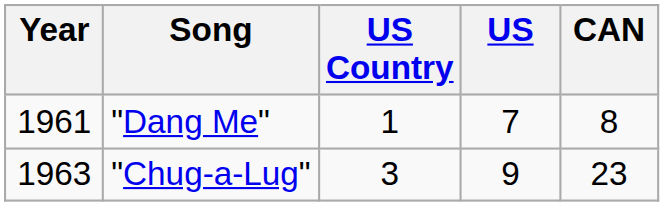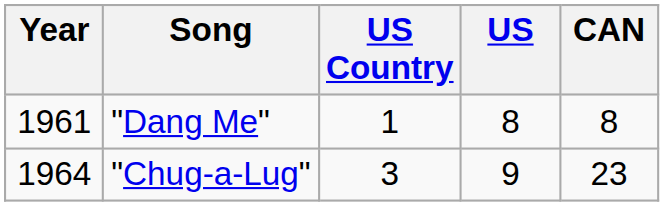(511, 121) 7 -> (511, 121) 8
(54, 173) 1963 -> (54, 173) 1964
